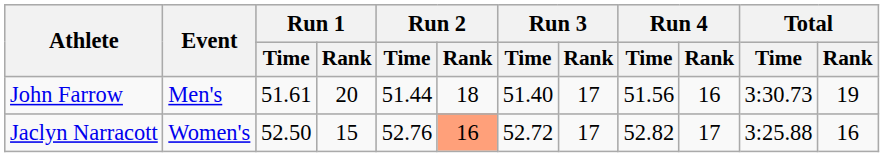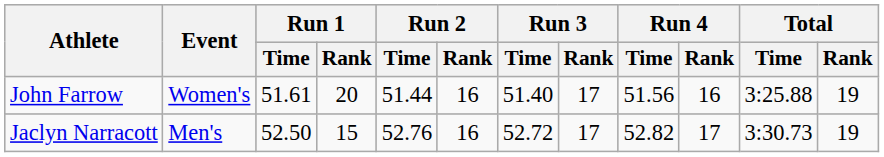(195, 95) Men's -> (209, 95) Women's
(468, 95) 18 -> (468, 95) 16
(779, 95) 3:30.73 -> (779, 95) 3:25.88
(209, 132) Women's -> (195, 132) Men's
(468, 132) lightsalmon background -> (468, 132) no background
(779, 132) 3:25.88 -> (779, 132) 3:30.73
(848, 132) 16 -> (848, 132) 19
